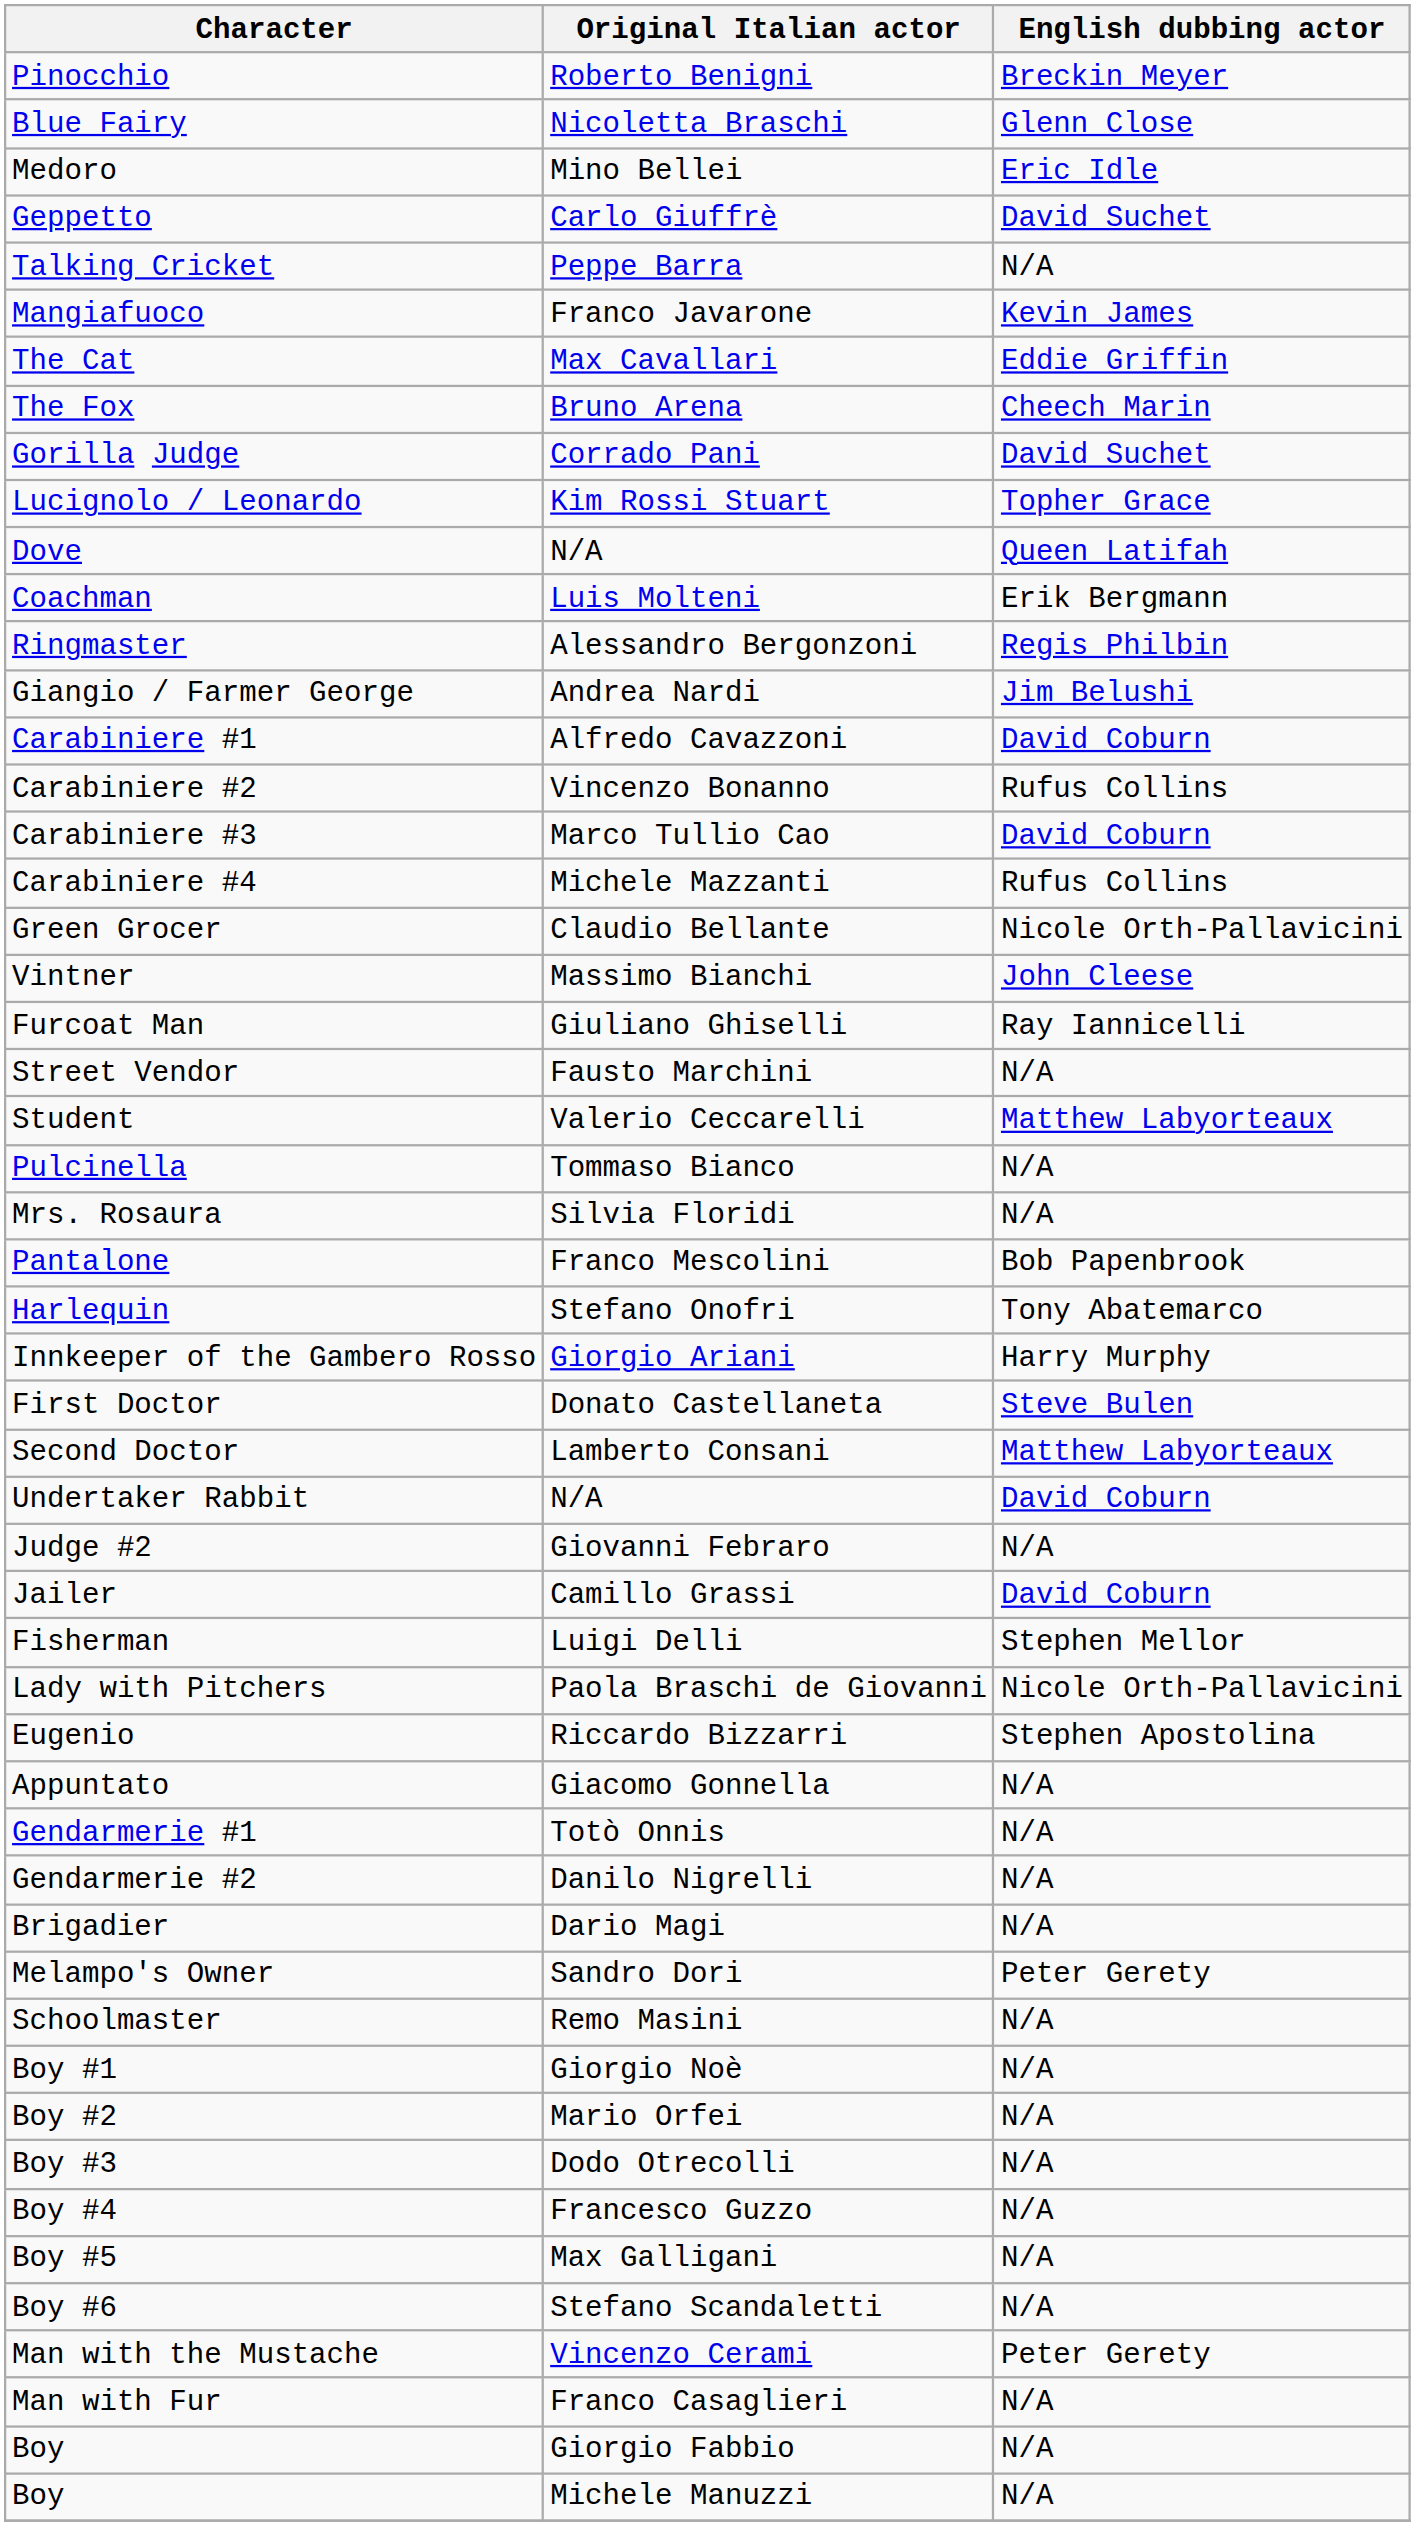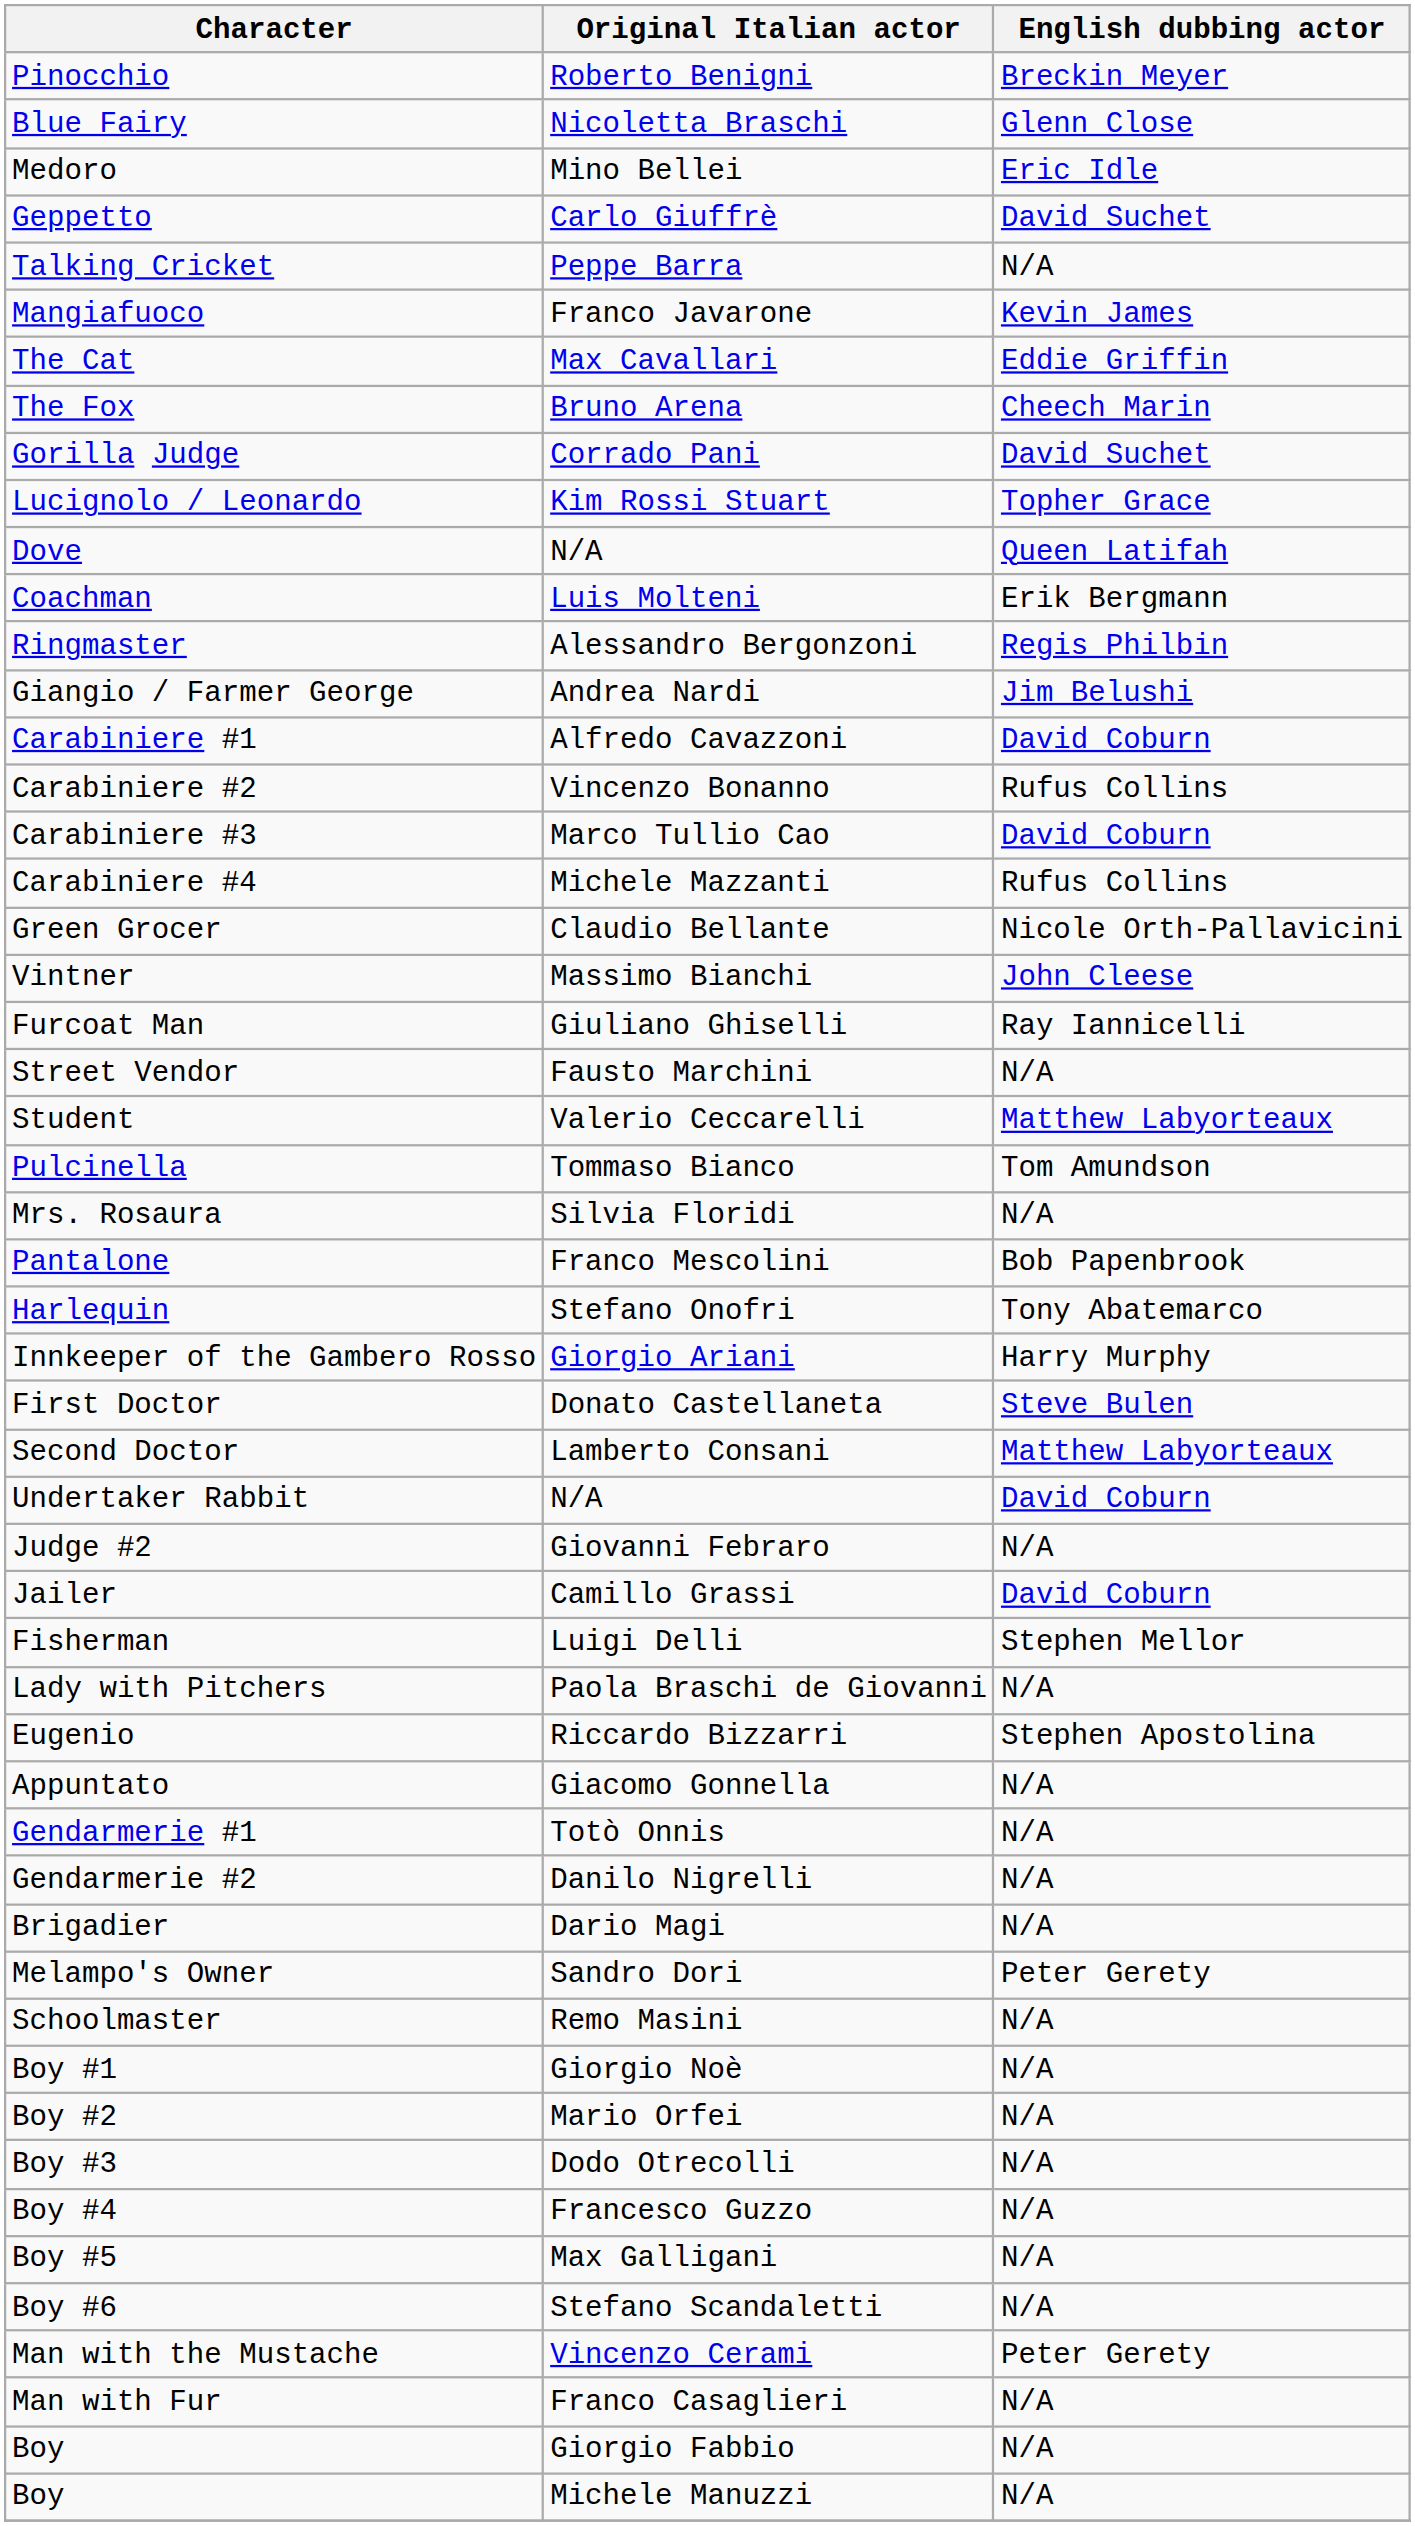(1027, 1168) N/A -> (1106, 1168) Tom Amundson
(1202, 1690) Nicole Orth-Pallavicini -> (1027, 1690) N/A
